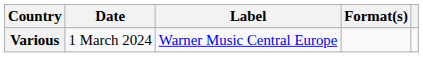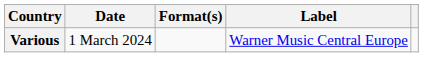columns swapped: (376, 16) <-> (248, 16)
